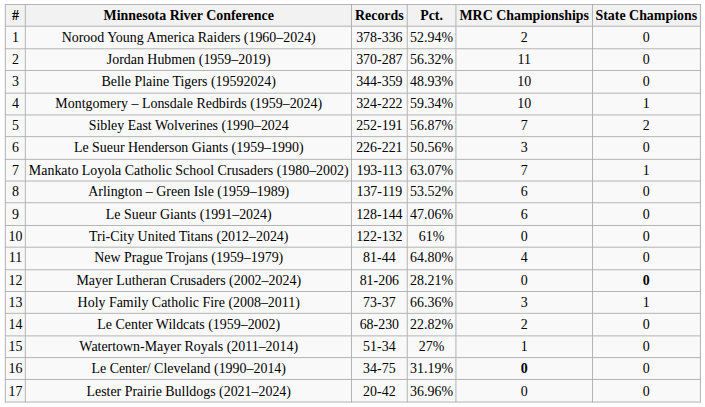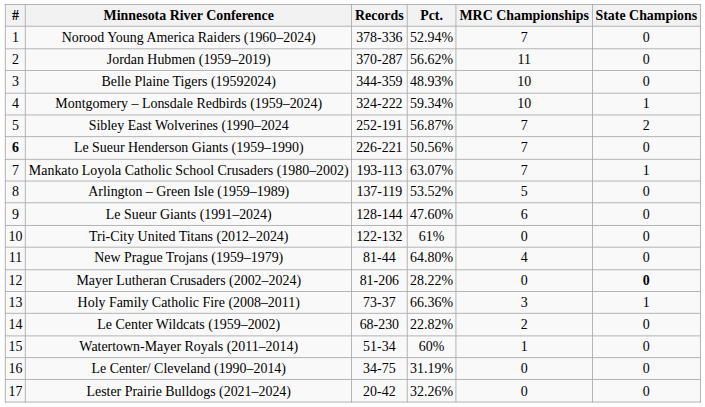(524, 37) 2 -> (524, 37) 7
(432, 59) 56.32% -> (432, 59) 56.62%
(15, 147) normal -> (15, 147) bold
(524, 147) 3 -> (524, 147) 7
(524, 192) 6 -> (524, 192) 5
(432, 214) 47.06% -> (432, 214) 47.60%
(432, 280) 28.21% -> (432, 280) 28.22%
(432, 346) 27% -> (432, 346) 60%
(524, 368) bold -> (524, 368) normal
(432, 390) 36.96% -> (432, 390) 32.26%
